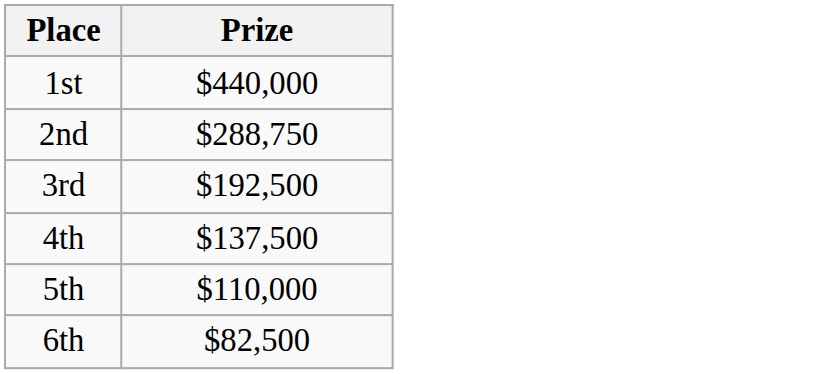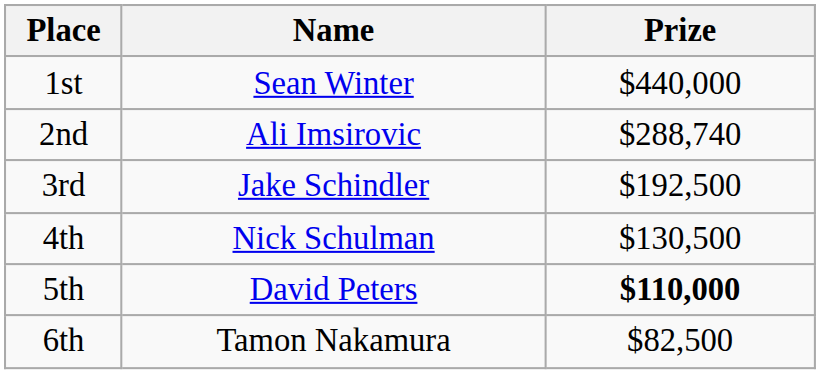+ column: (334, 30)
(257, 133) $288,750 -> (680, 133) $288,740
(257, 237) $137,500 -> (680, 237) $130,500
(257, 289) normal -> (680, 289) bold
